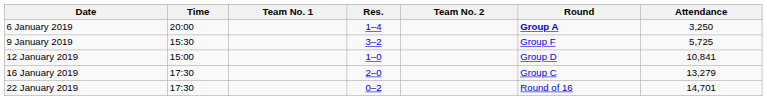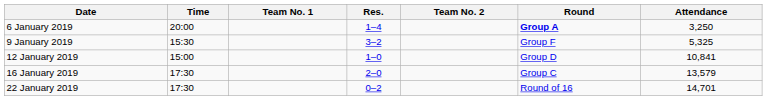(701, 42) 5,725 -> (701, 42) 5,325
(701, 73) 13,279 -> (701, 73) 13,579
